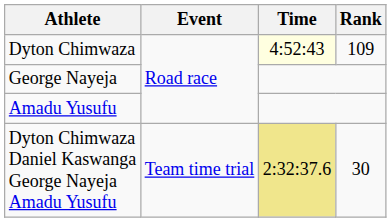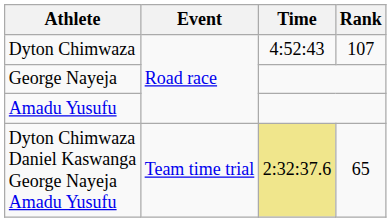(297, 49) lightyellow background -> (297, 49) no background
(361, 49) 109 -> (361, 49) 107
(361, 170) 30 -> (361, 170) 65
